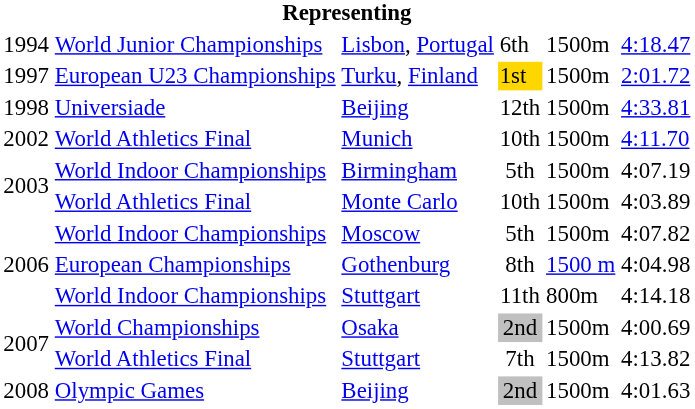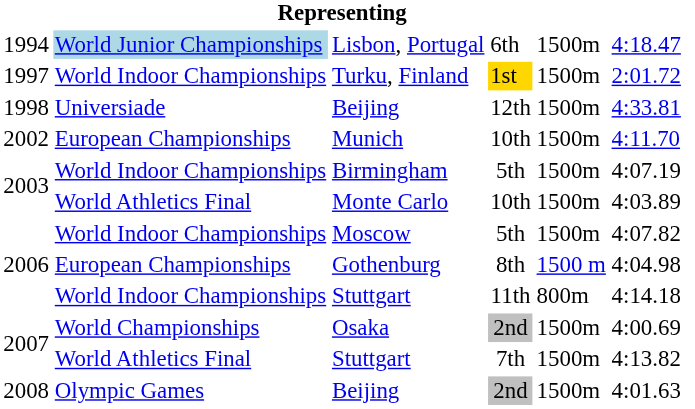(189, 44) no background -> (189, 44) lightblue background
(195, 75) European U23 Championships -> (190, 75) World Indoor Championships
(153, 138) World Athletics Final -> (173, 138) European Championships
